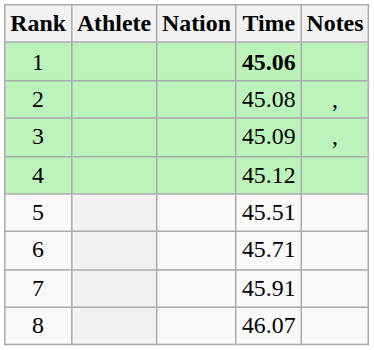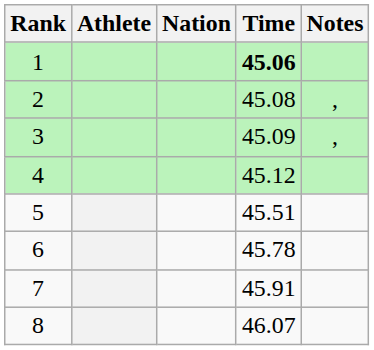(269, 250) 45.71 -> (269, 250) 45.78
